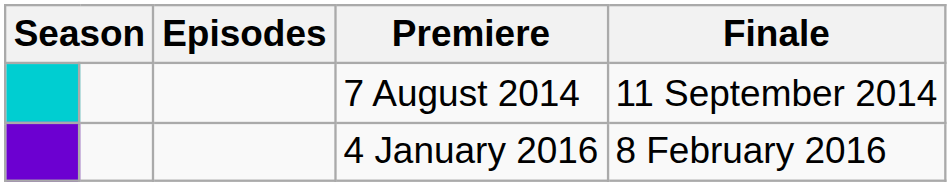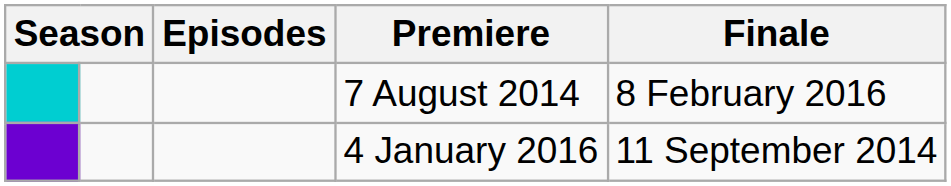(776, 92) 11 September 2014 -> (751, 92) 8 February 2016
(751, 151) 8 February 2016 -> (776, 151) 11 September 2014
